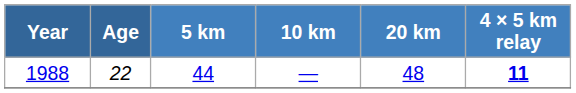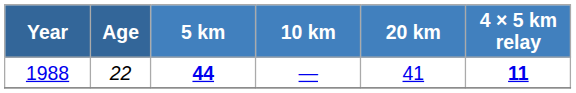(203, 73) normal -> (203, 73) bold
(413, 73) 48 -> (413, 73) 41
